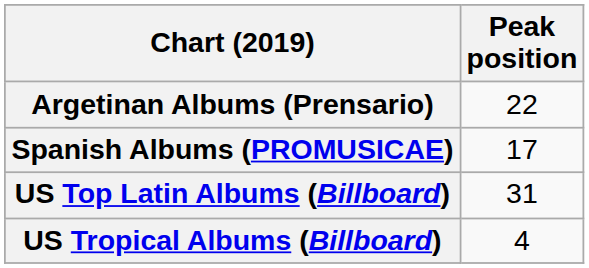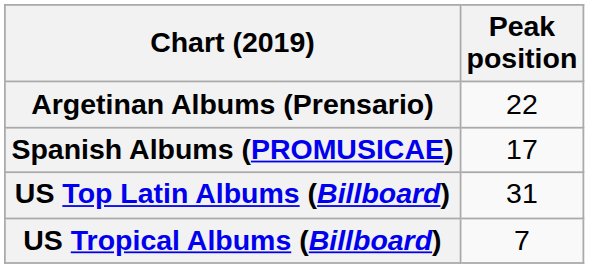(522, 239) 4 -> (522, 239) 7
